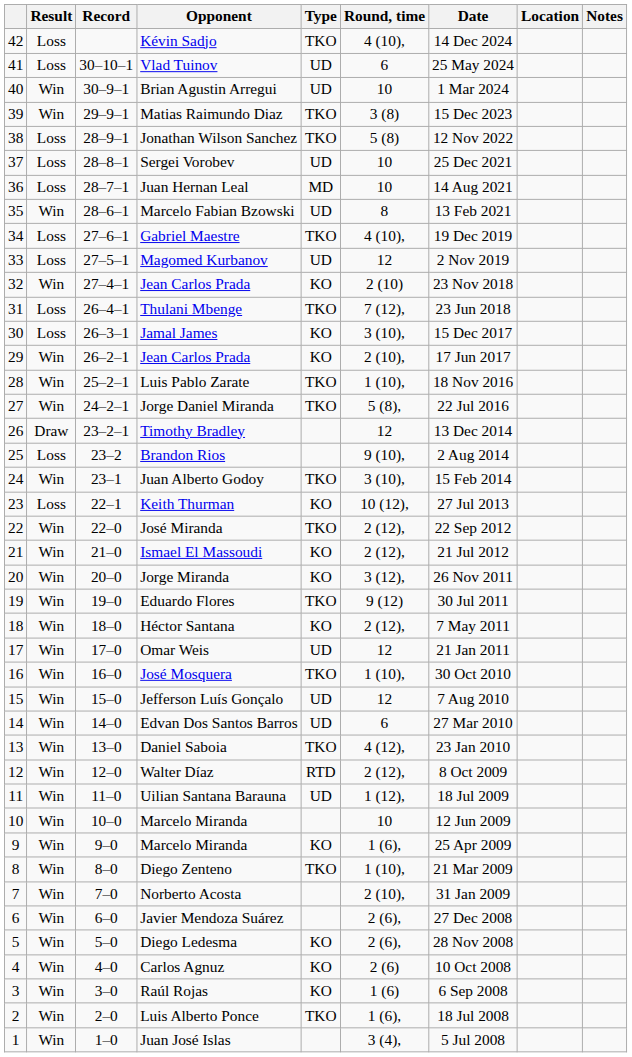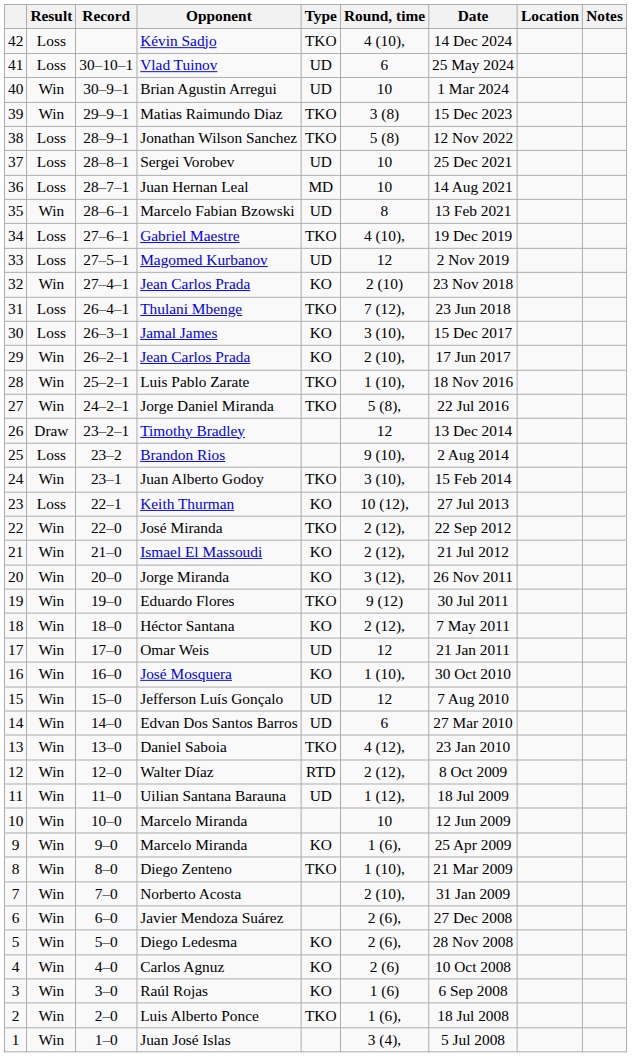(321, 674) TKO -> (321, 674) KO
